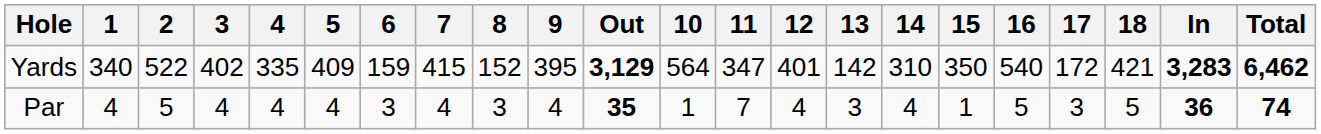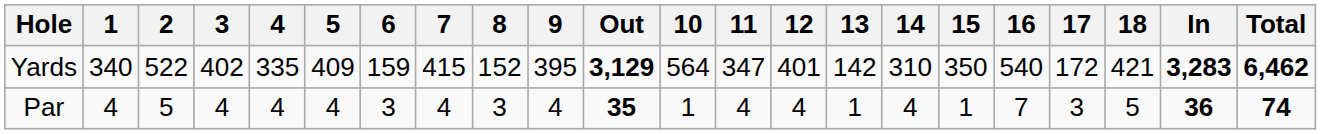(744, 107) 7 -> (744, 107) 4
(855, 107) 3 -> (855, 107) 1
(1021, 107) 5 -> (1021, 107) 7
